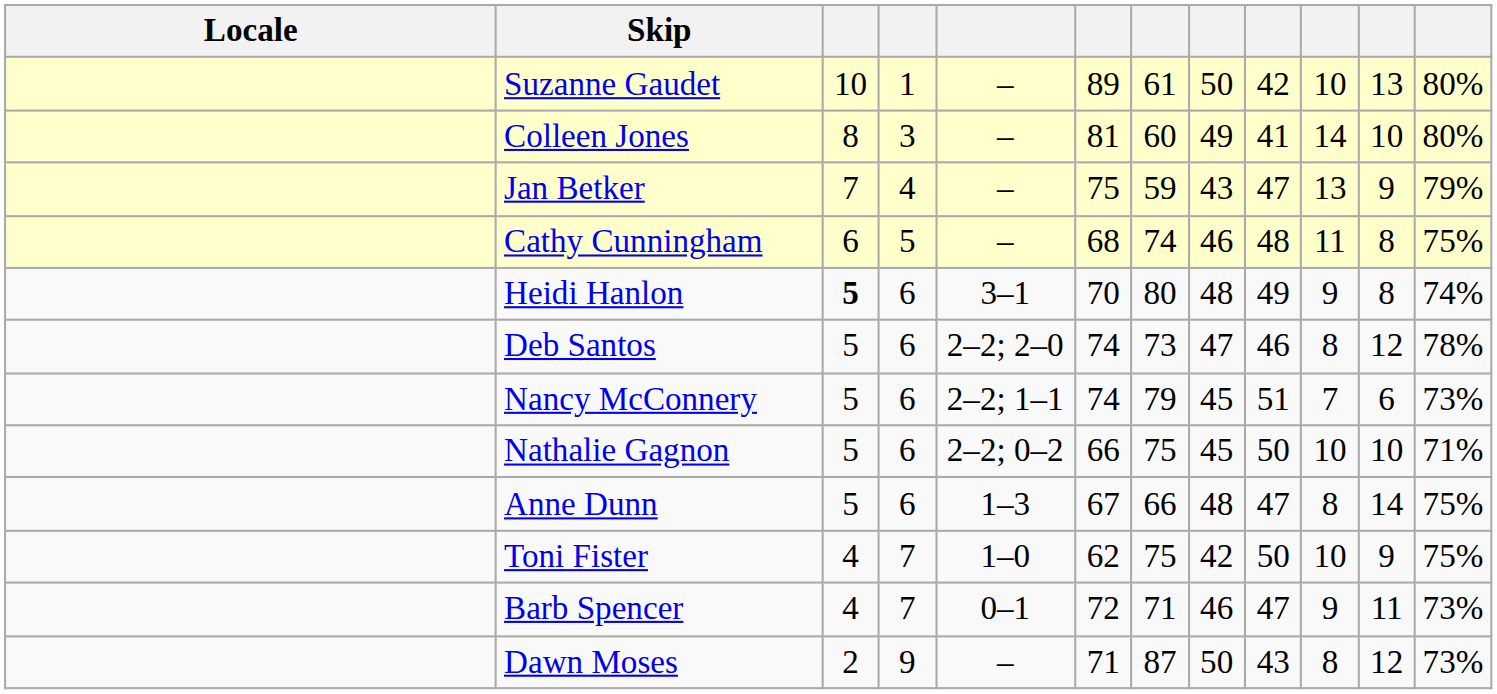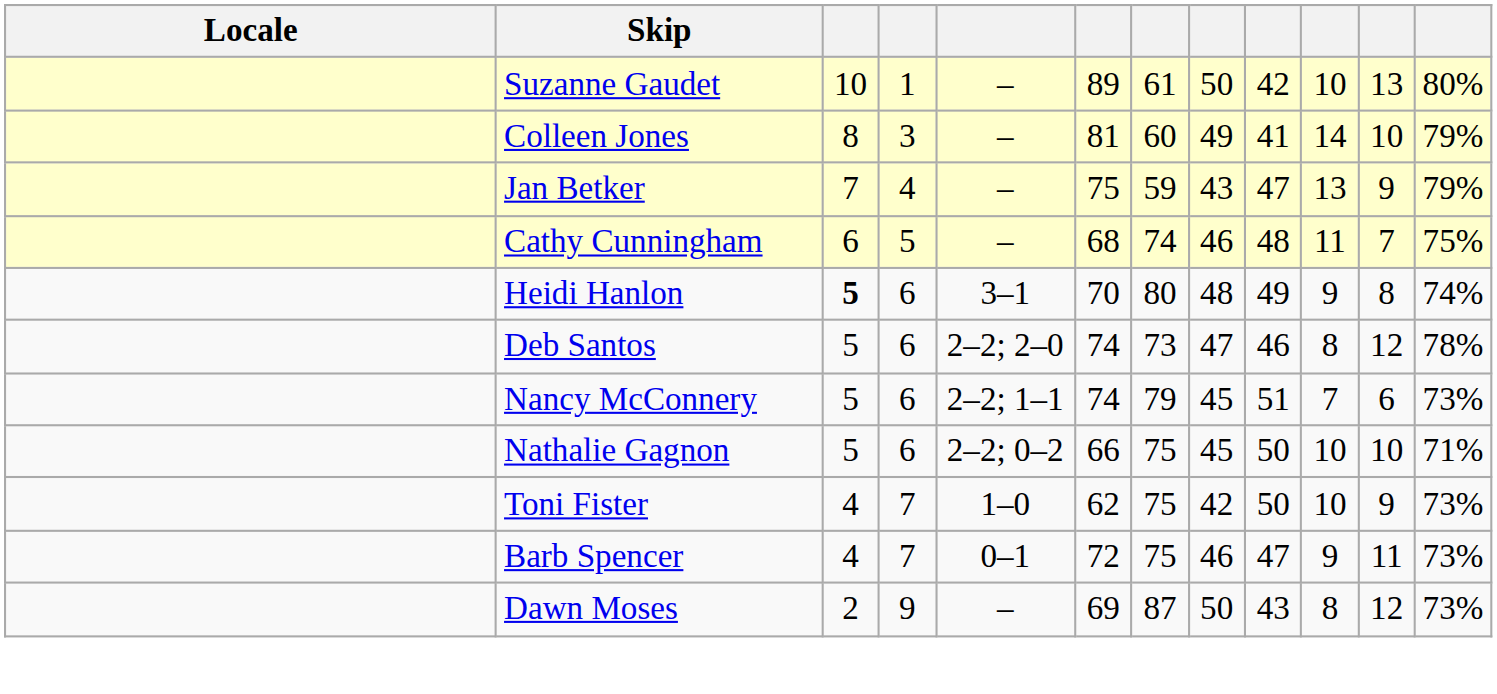(1453, 135) 80% -> (1453, 135) 79%
(1387, 240) 8 -> (1387, 240) 7
- row: (581, 503)
(1453, 556) 75% -> (1453, 503) 73%
(1160, 608) 71 -> (1160, 556) 75
(1103, 661) 71 -> (1103, 608) 69
